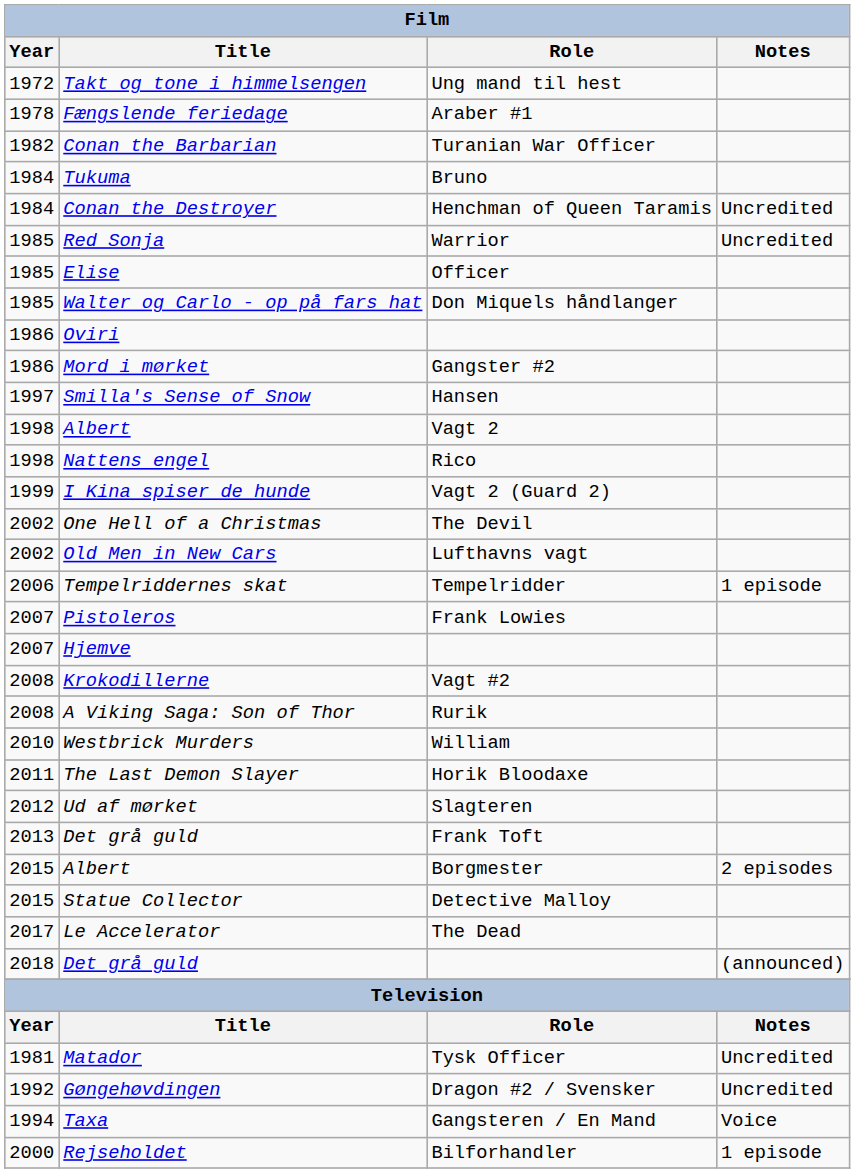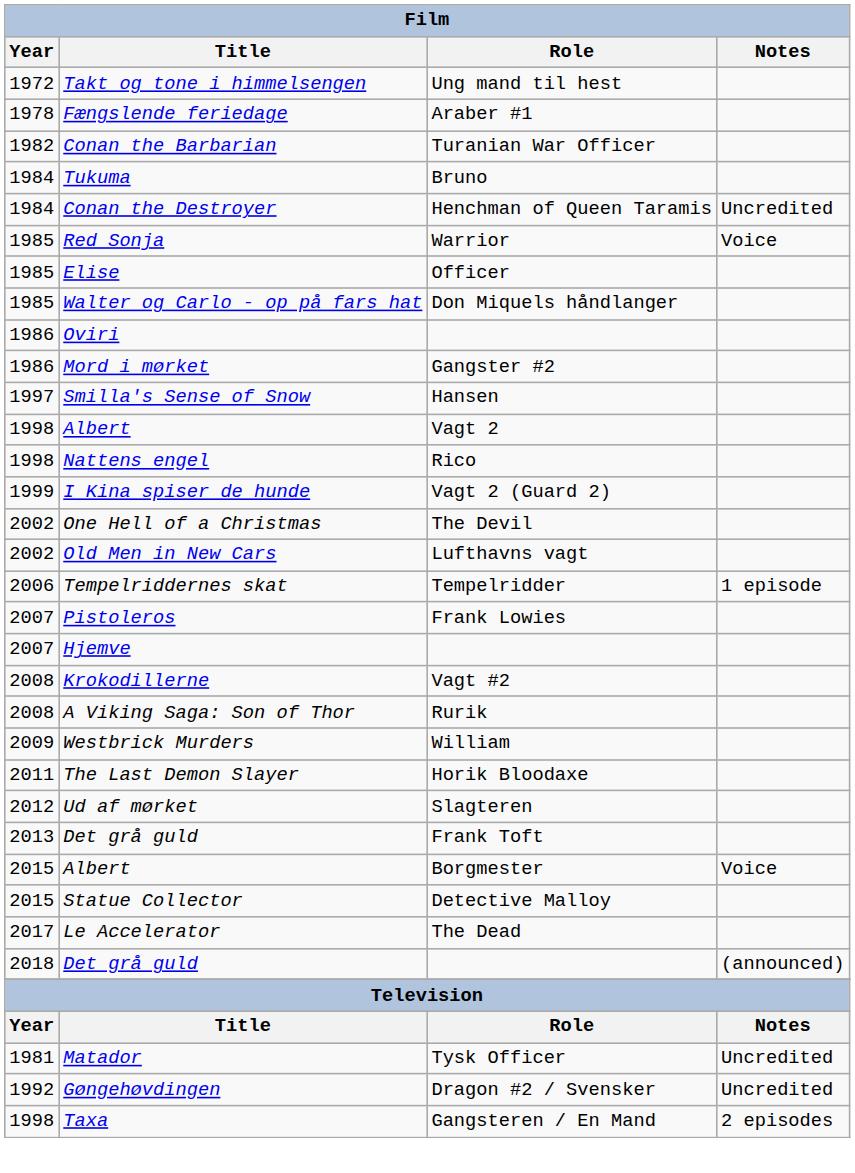(777, 240) Uncredited -> (749, 240) Voice
(32, 744) 2010 -> (32, 744) 2009
(777, 869) 2 episodes -> (749, 869) Voice
(32, 1121) 1994 -> (32, 1121) 1998
(749, 1121) Voice -> (777, 1121) 2 episodes
- row: (125, 1152)
